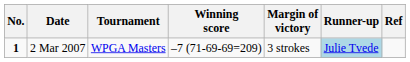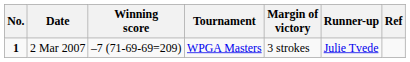columns swapped: (128, 21) <-> (216, 21)
(351, 48) lightblue background -> (351, 48) no background
